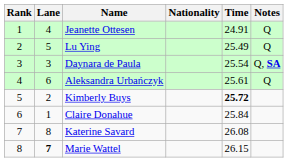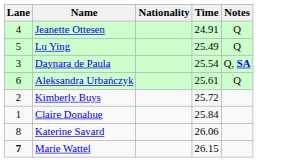- column: (19, 13)
(237, 98) bold -> (207, 98) normal
(237, 132) 26.08 -> (207, 132) 26.06
